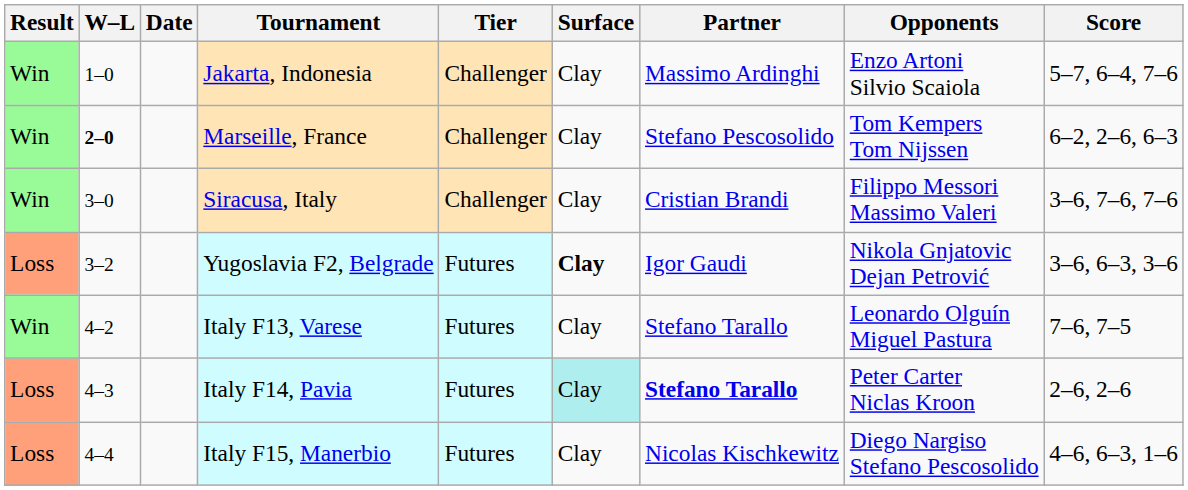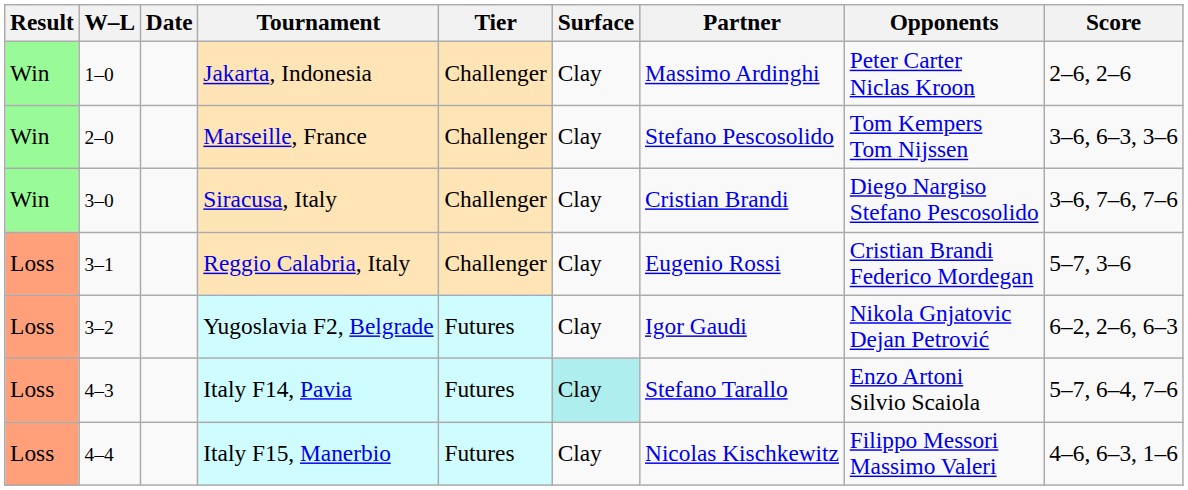(915, 73) Enzo Artoni Silvio Scaiola -> (912, 73) Peter Carter Niclas Kroon
(1114, 73) 5–7, 6–4, 7–6 -> (1090, 73) 2–6, 2–6
(99, 136) bold -> (99, 137) normal
(1114, 136) 6–2, 2–6, 6–3 -> (1114, 136) 3–6, 6–3, 3–6
(924, 199) Filippo Messori Massimo Valeri -> (944, 199) Diego Nargiso Stefano Pescosolido
+ row: (307, 263)
(581, 263) bold -> (580, 326) normal
(1114, 263) 3–6, 6–3, 3–6 -> (1114, 326) 6–2, 2–6, 6–3
- row: (283, 326)
(721, 389) bold -> (716, 389) normal
(912, 389) Peter Carter Niclas Kroon -> (915, 389) Enzo Artoni Silvio Scaiola
(1090, 389) 2–6, 2–6 -> (1114, 389) 5–7, 6–4, 7–6
(944, 453) Diego Nargiso Stefano Pescosolido -> (924, 453) Filippo Messori Massimo Valeri
